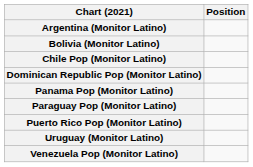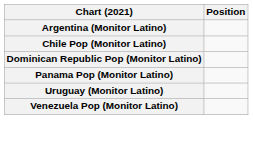- row: (104, 43)
- row: (104, 106)
- row: (104, 122)
